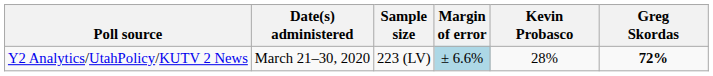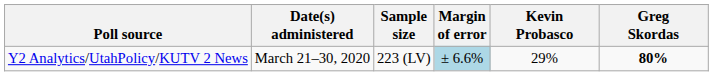(544, 58) 28% -> (544, 58) 29%
(653, 58) 72% -> (653, 58) 80%
